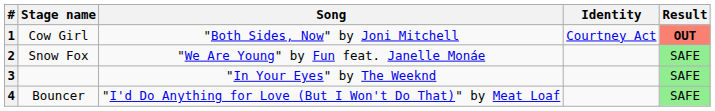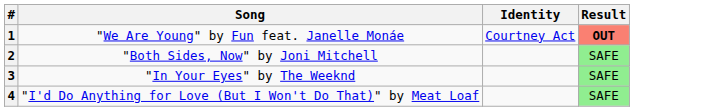- column: (58, 15)
(331, 35) "Both Sides, Now" by Joni Mitchell -> (250, 35) "We Are Young" by Fun feat. Janelle Monáe
(331, 55) "We Are Young" by Fun feat. Janelle Monáe -> (250, 55) "Both Sides, Now" by Joni Mitchell
